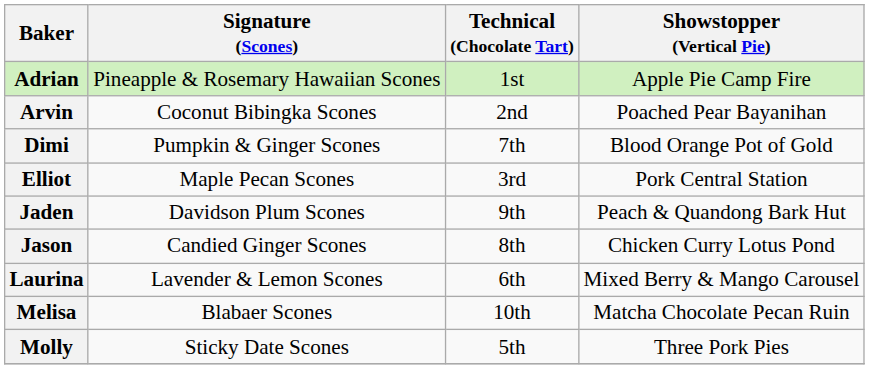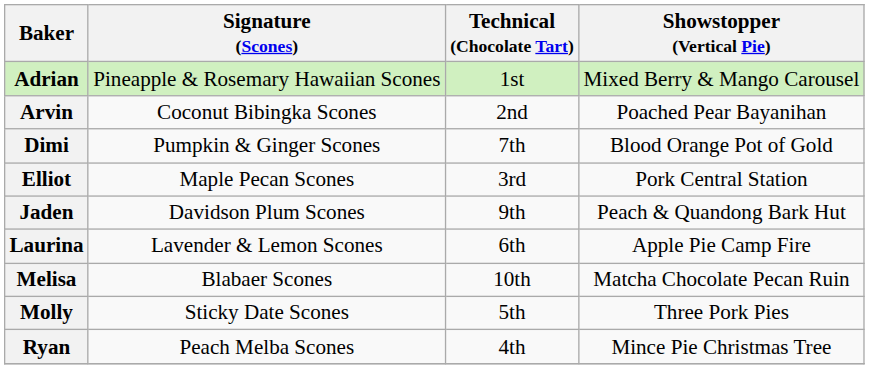(721, 78) Apple Pie Camp Fire -> (721, 78) Mixed Berry & Mango Carousel
- row: (46, 245)
(721, 279) Mixed Berry & Mango Carousel -> (721, 245) Apple Pie Camp Fire
+ row: (46, 346)
